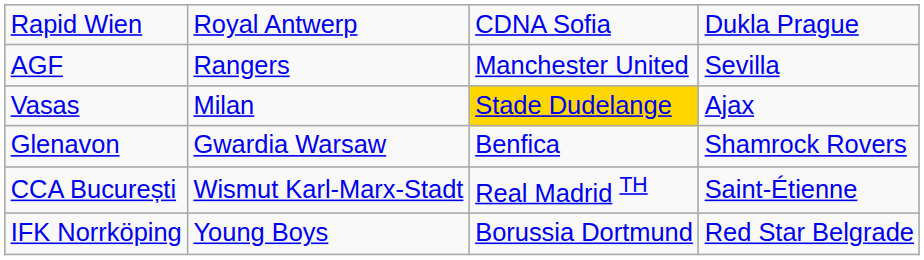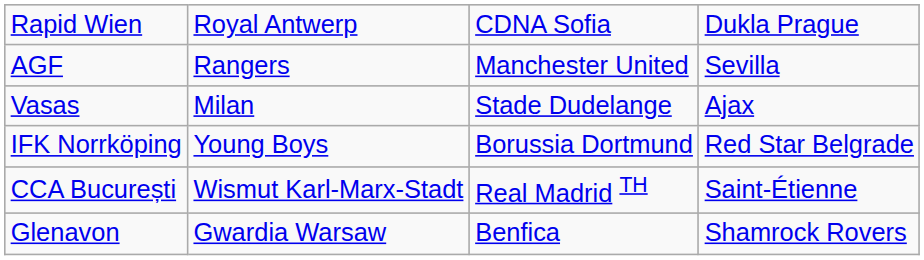(573, 105) gold background -> (573, 105) no background
rows swapped: (65, 145) <-> (96, 233)
